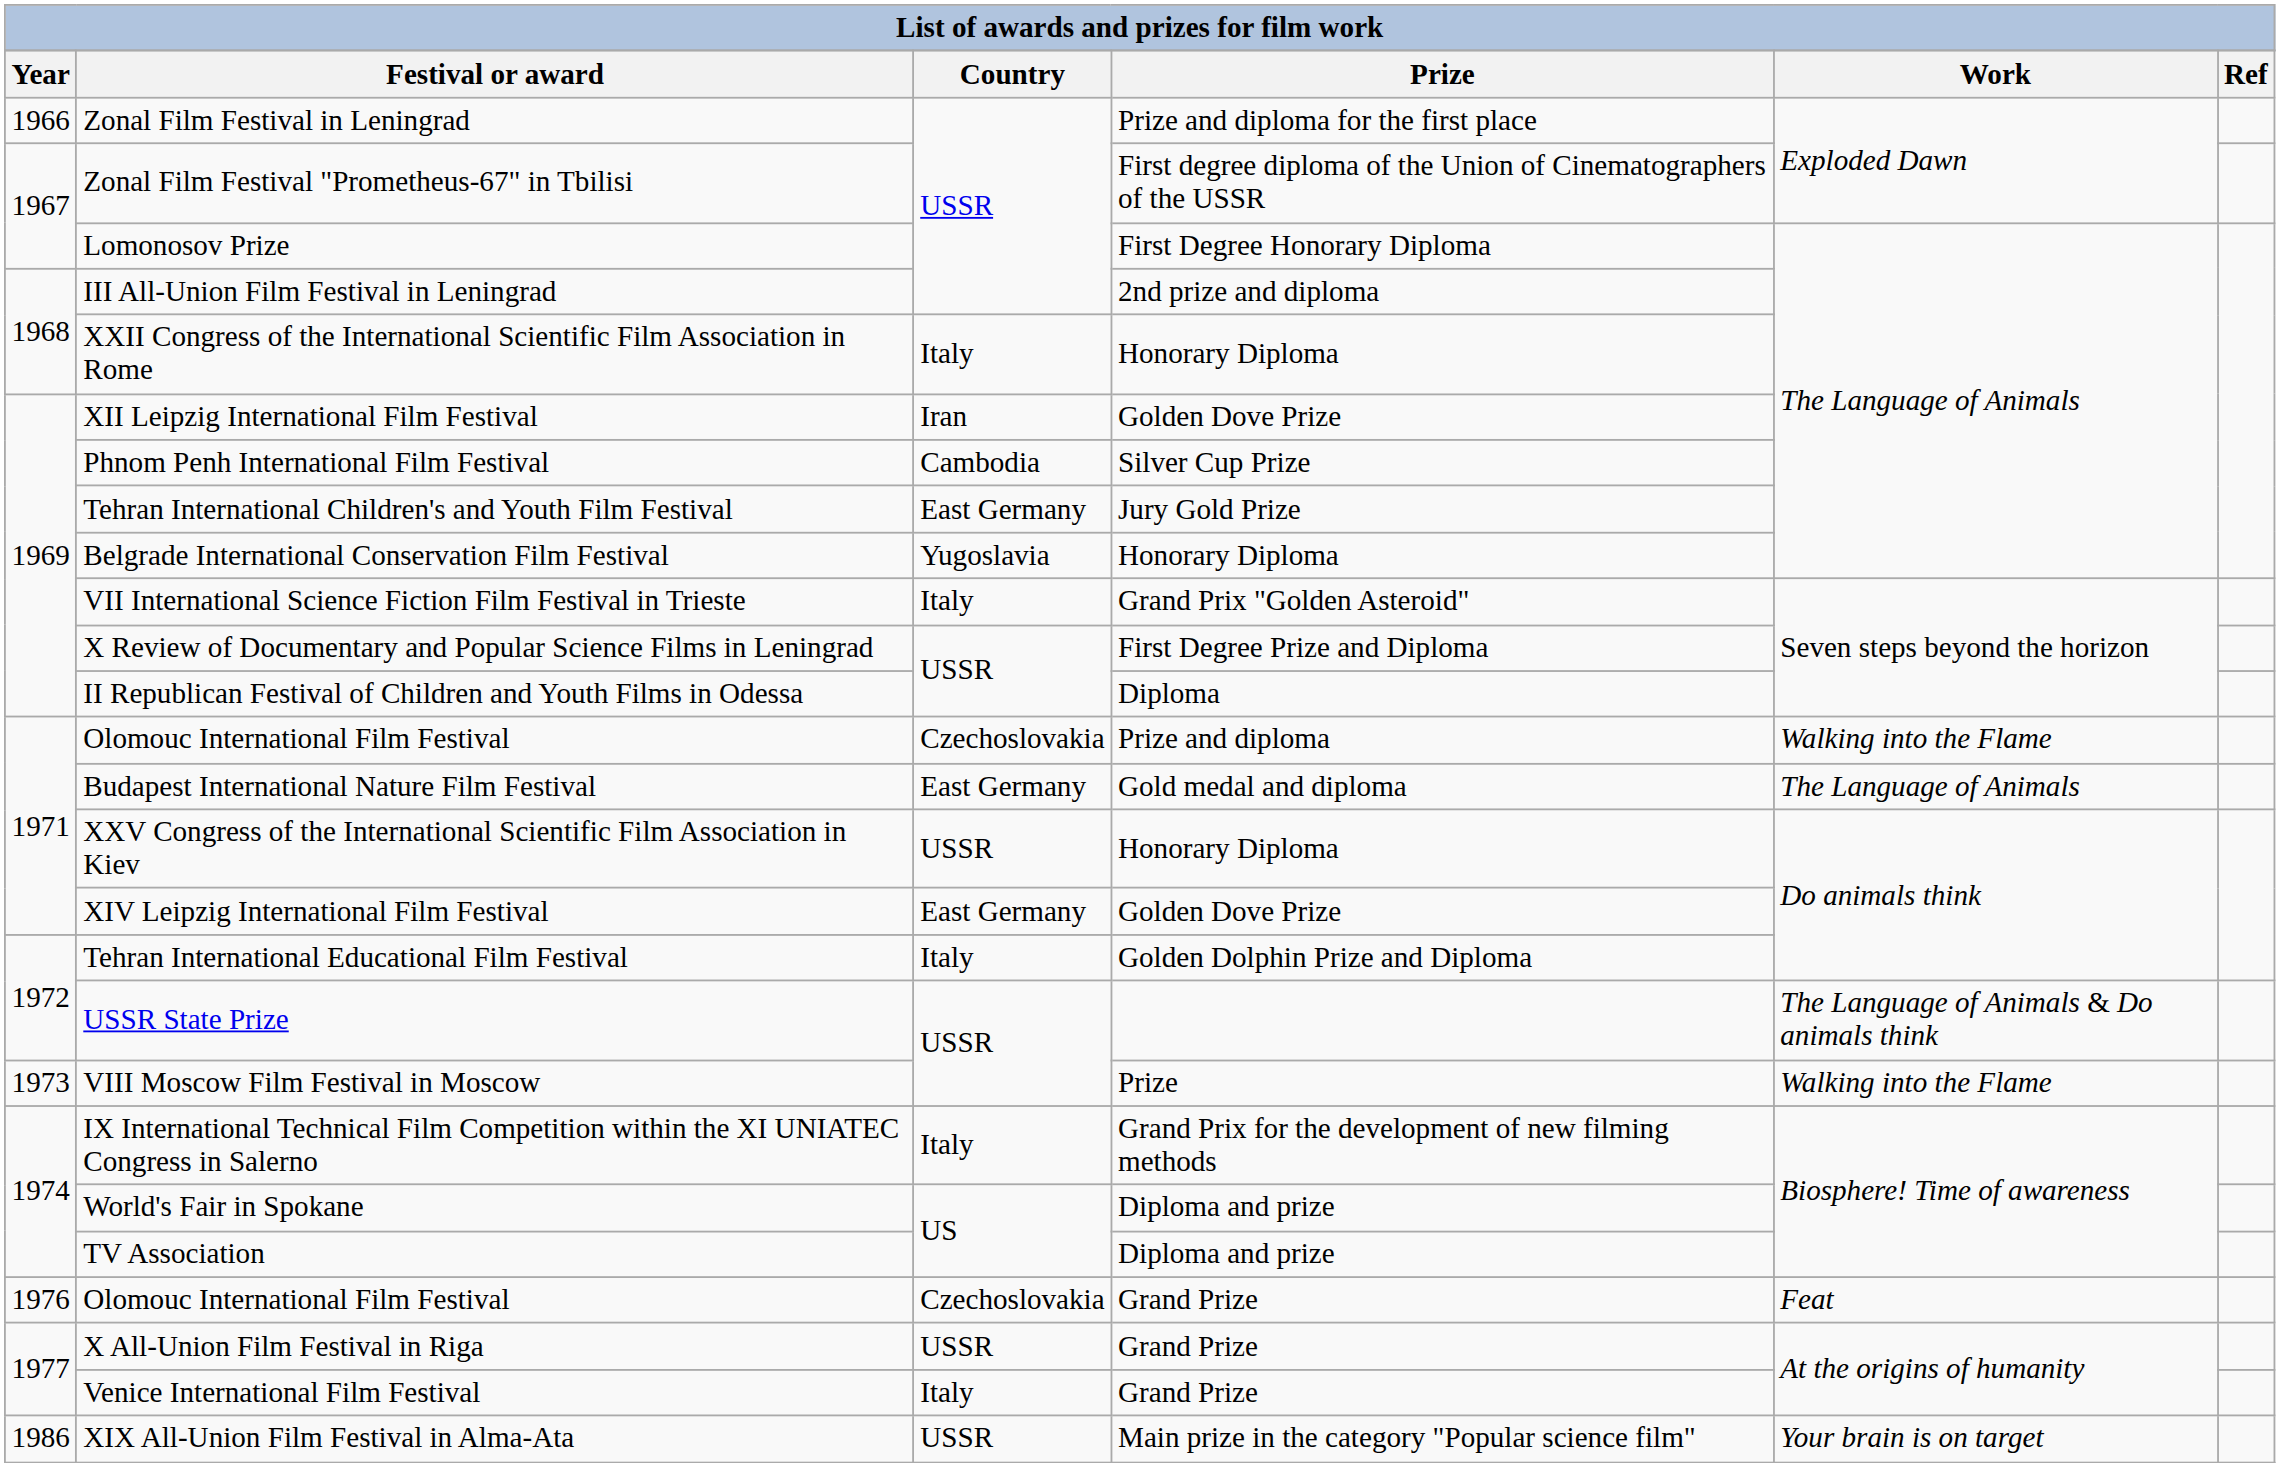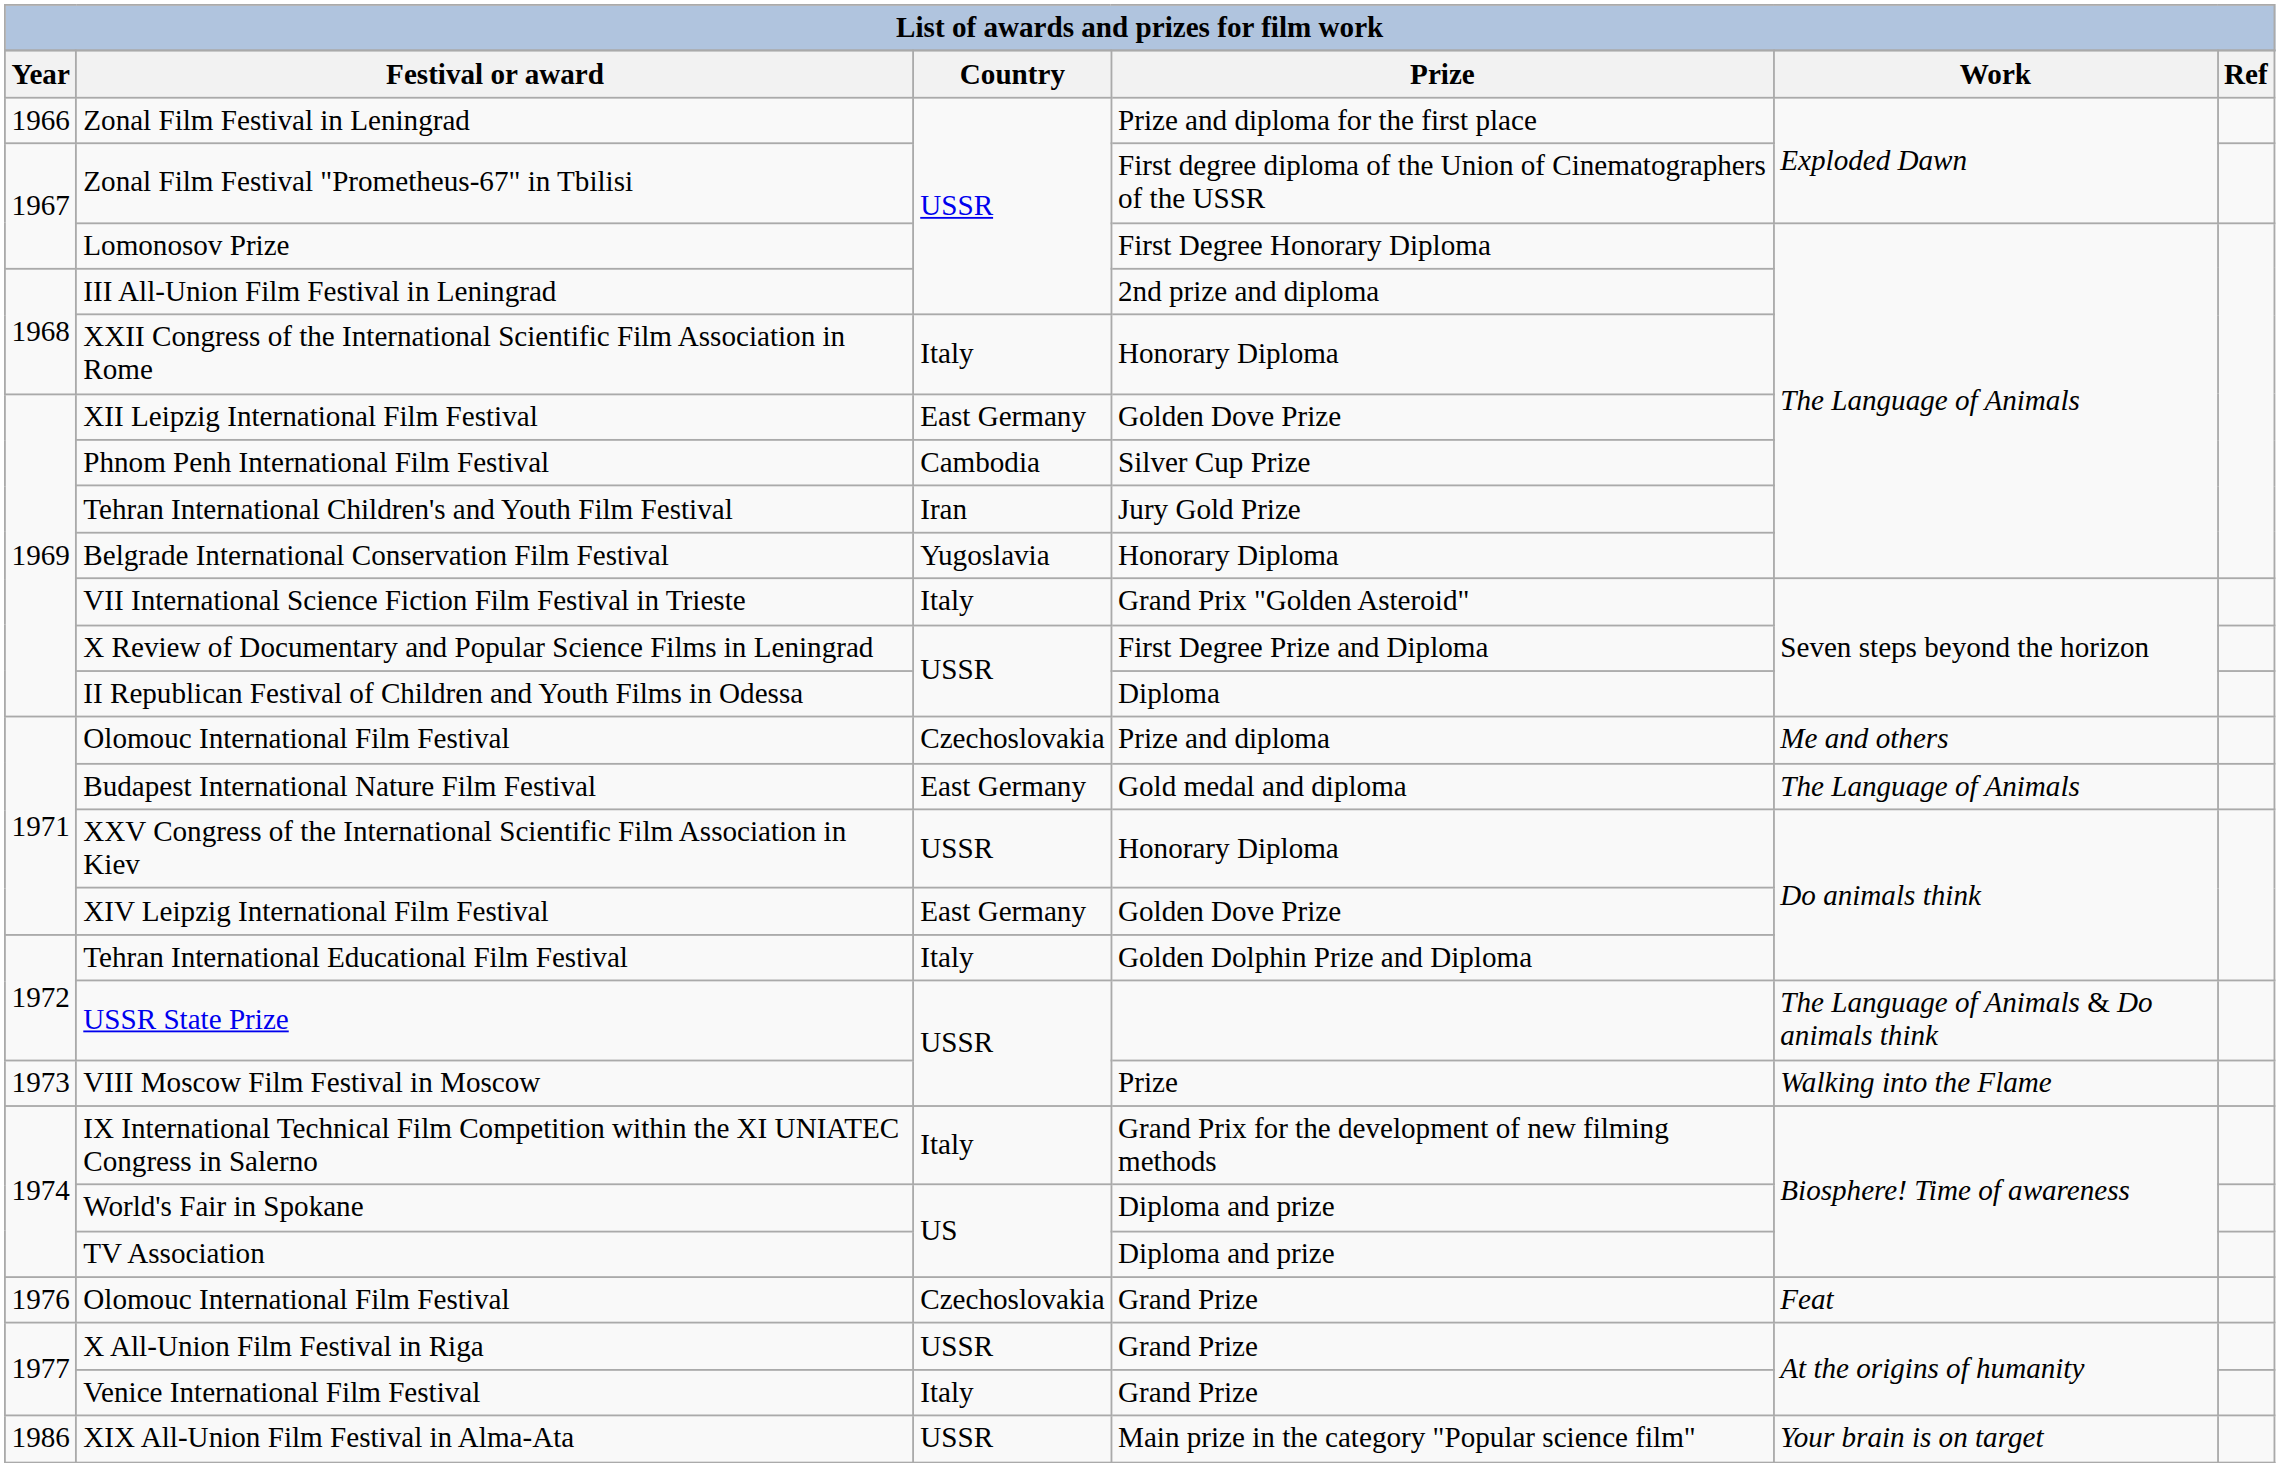(944, 416) Iran -> (1003, 416) East Germany
(1003, 508) East Germany -> (944, 508) Iran
(1916, 739) Walking into the Flame -> (1864, 739) Me and others
